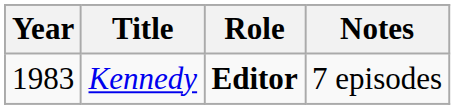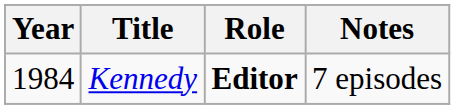(43, 78) 1983 -> (43, 78) 1984
